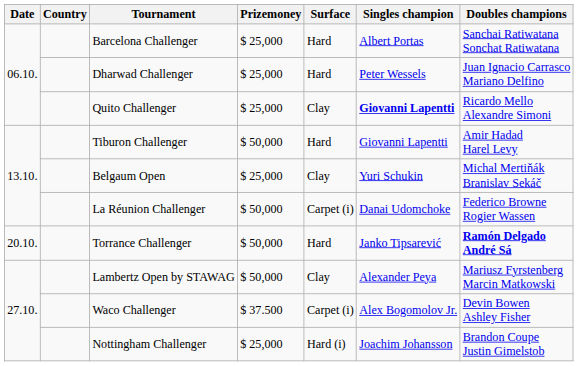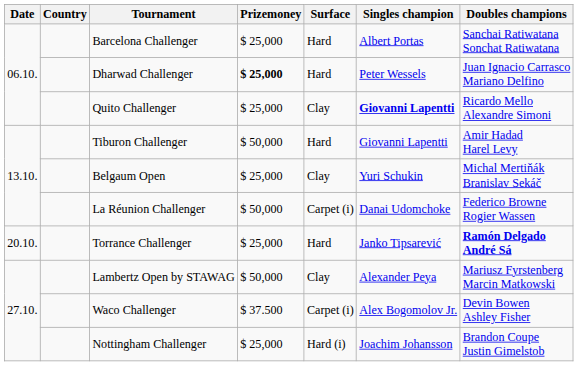(261, 74) normal -> (261, 74) bold
(261, 242) $ 50,000 -> (261, 242) $ 25,000
